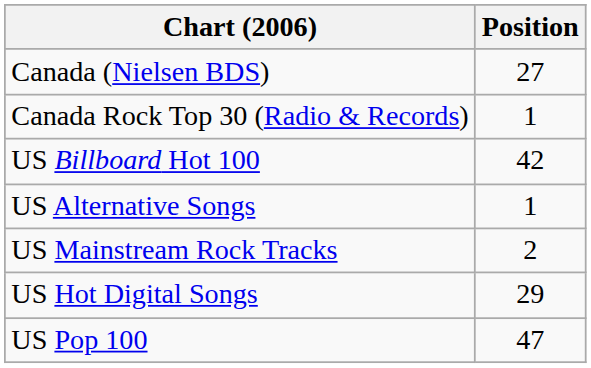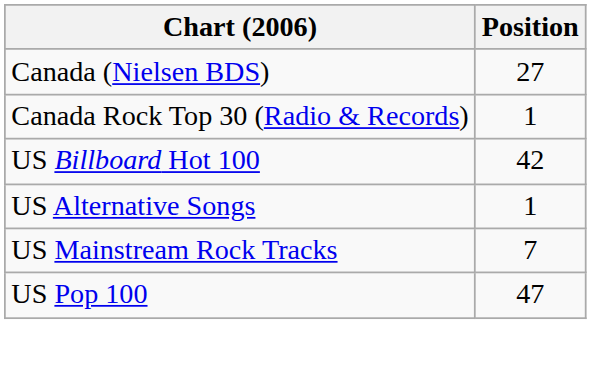(530, 250) 2 -> (530, 250) 7
- row: (135, 294)
